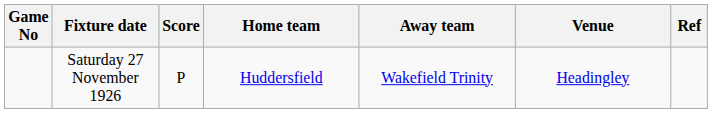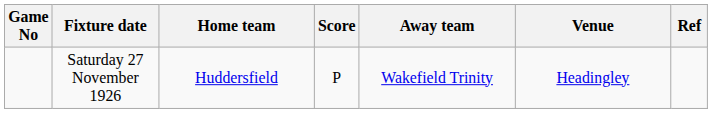columns swapped: (281, 25) <-> (181, 25)
